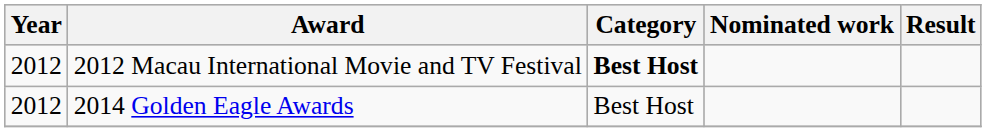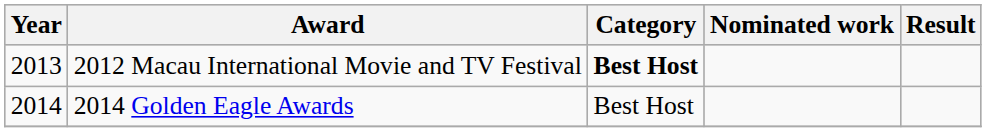(36, 65) 2012 -> (36, 65) 2013
(36, 106) 2012 -> (36, 106) 2014
